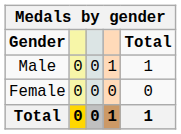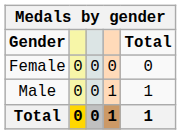rows swapped: (37, 67) <-> (37, 92)
